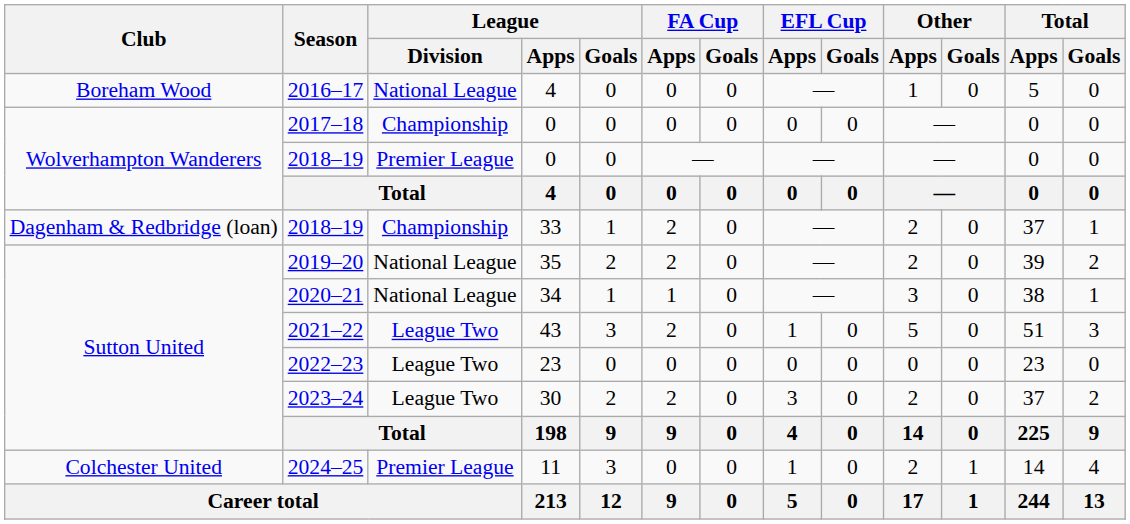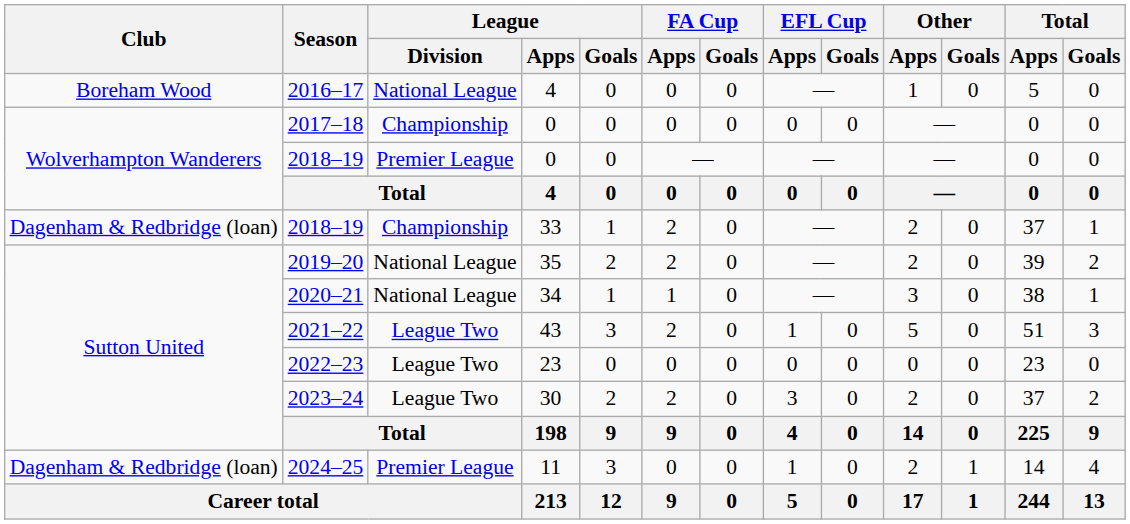(144, 466) Colchester United -> (144, 466) Dagenham & Redbridge (loan)
